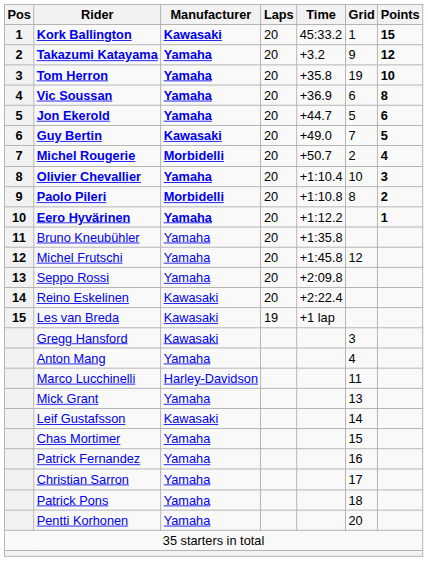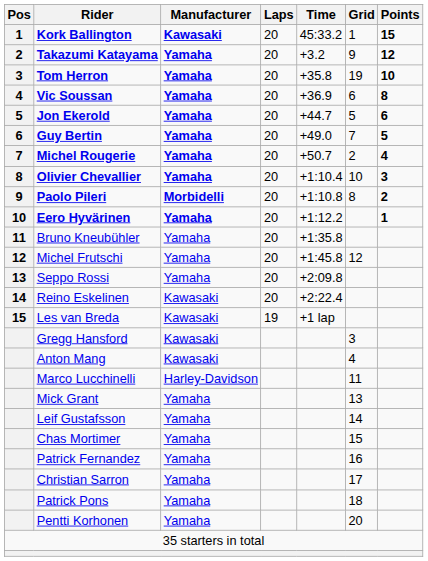(193, 136) Kawasaki -> (188, 136) Yamaha
(194, 156) Morbidelli -> (188, 156) Yamaha
(187, 358) Yamaha -> (191, 358) Kawasaki
(191, 419) Kawasaki -> (187, 419) Yamaha
